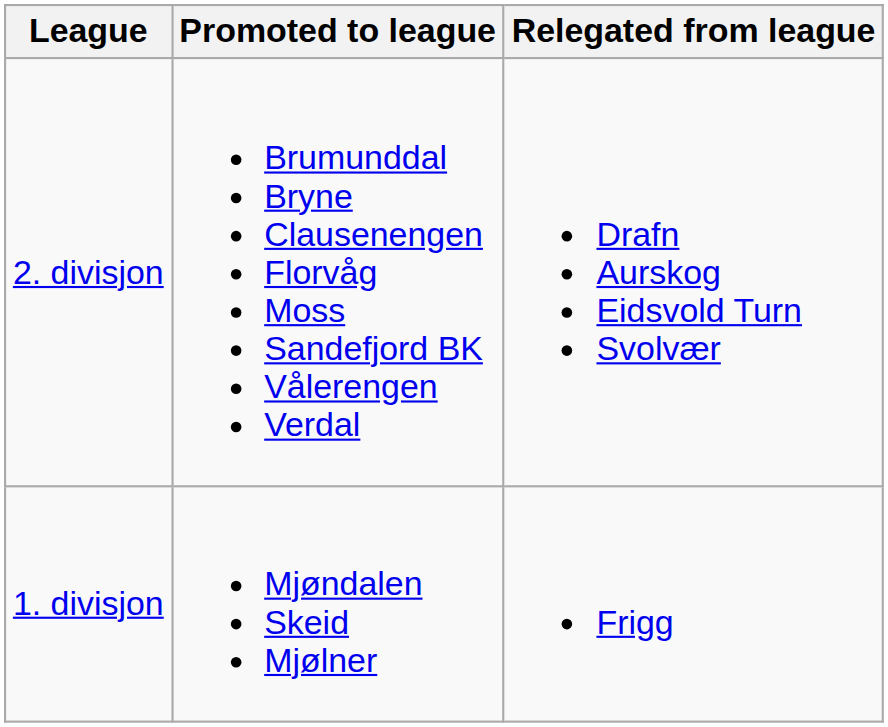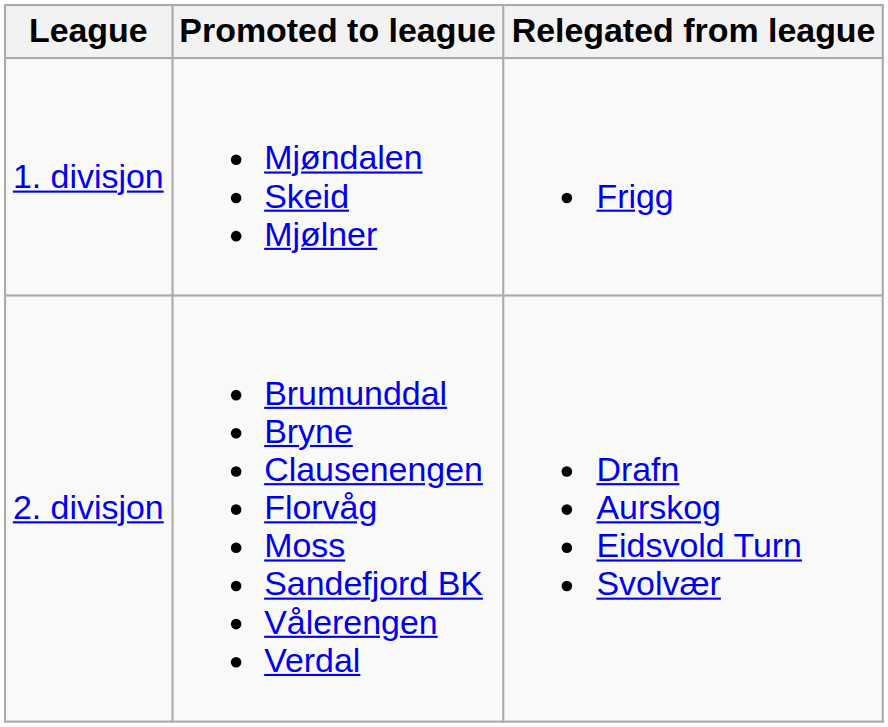rows swapped: (88, 603) <-> (88, 271)
